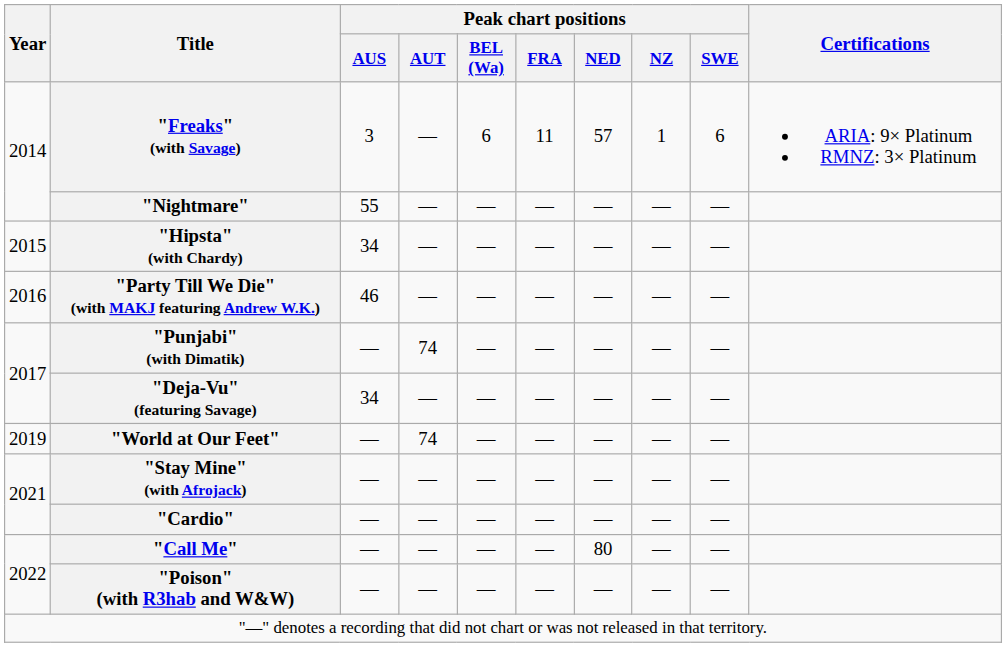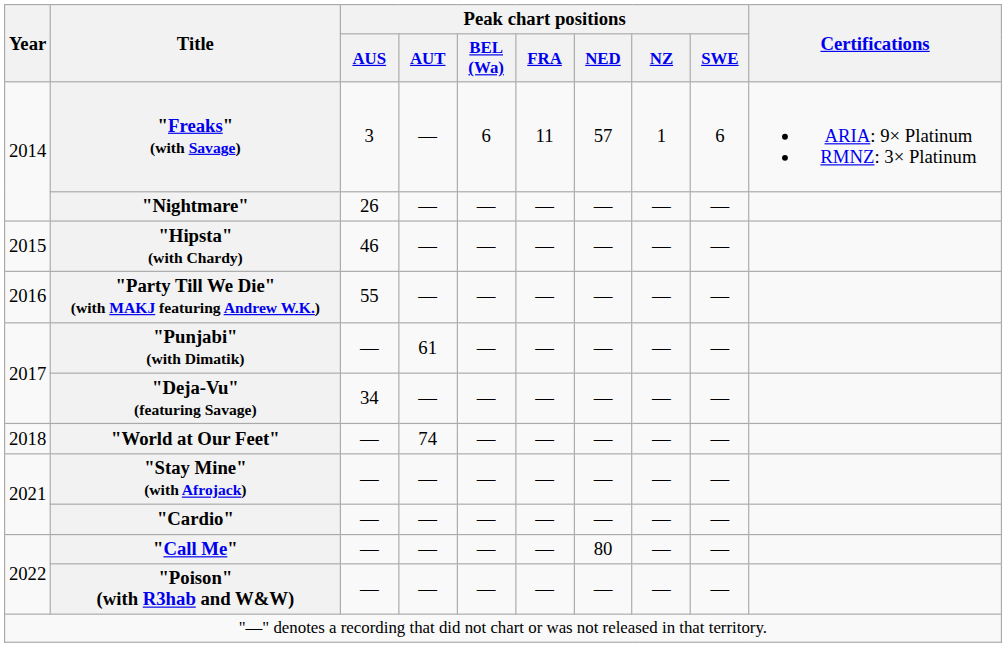(369, 205) 55 -> (369, 205) 26
(369, 246) 34 -> (369, 246) 46
(369, 296) 46 -> (369, 296) 55
(428, 347) 74 -> (428, 347) 61
(28, 438) 2019 -> (28, 438) 2018
